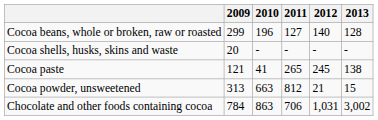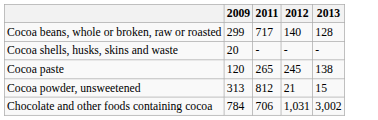- column: (267, 13)
(293, 32) 127 -> (264, 32) 717
(236, 69) 121 -> (236, 69) 120
